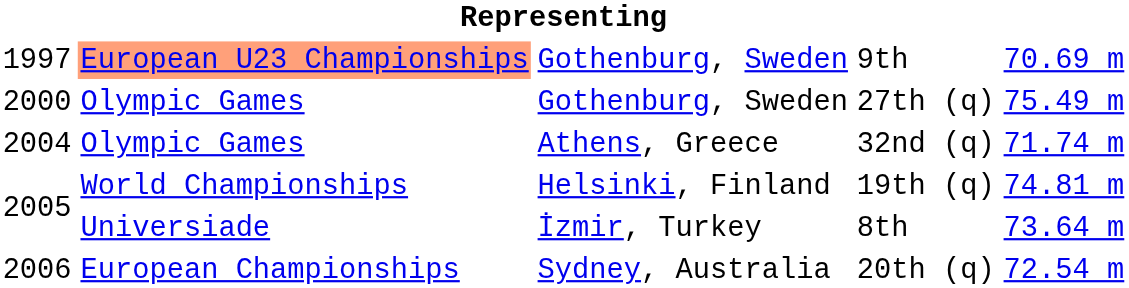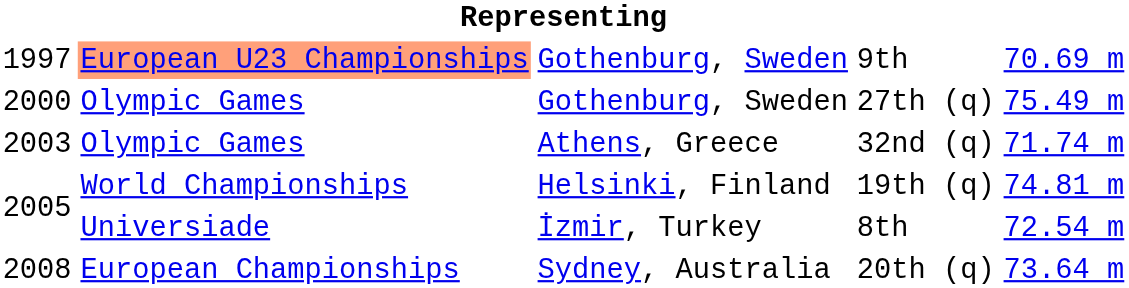(37, 144) 2004 -> (37, 144) 2003
(1064, 228) 73.64 m -> (1064, 228) 72.54 m
(37, 270) 2006 -> (37, 270) 2008
(1064, 270) 72.54 m -> (1064, 270) 73.64 m
